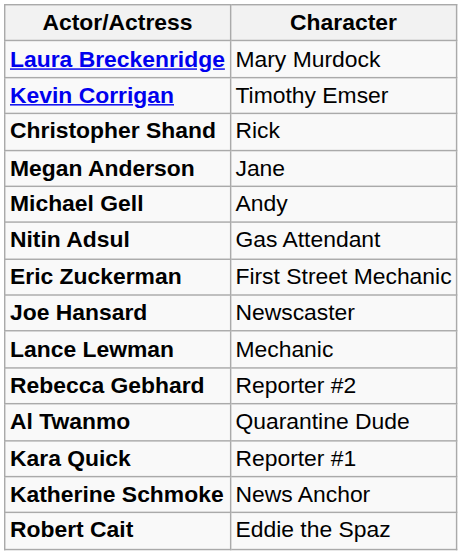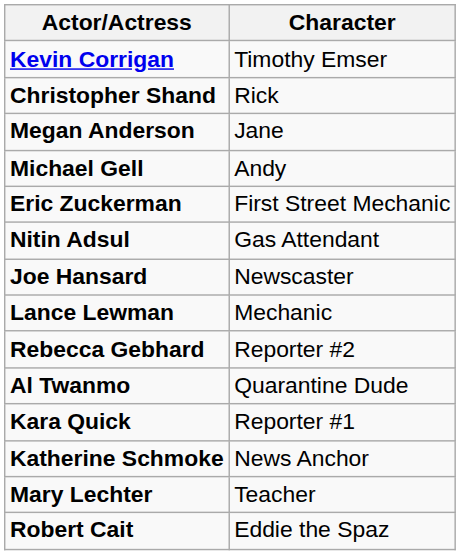- row: (117, 58)
rows swapped: (70, 240) <-> (96, 276)
+ row: (81, 494)
